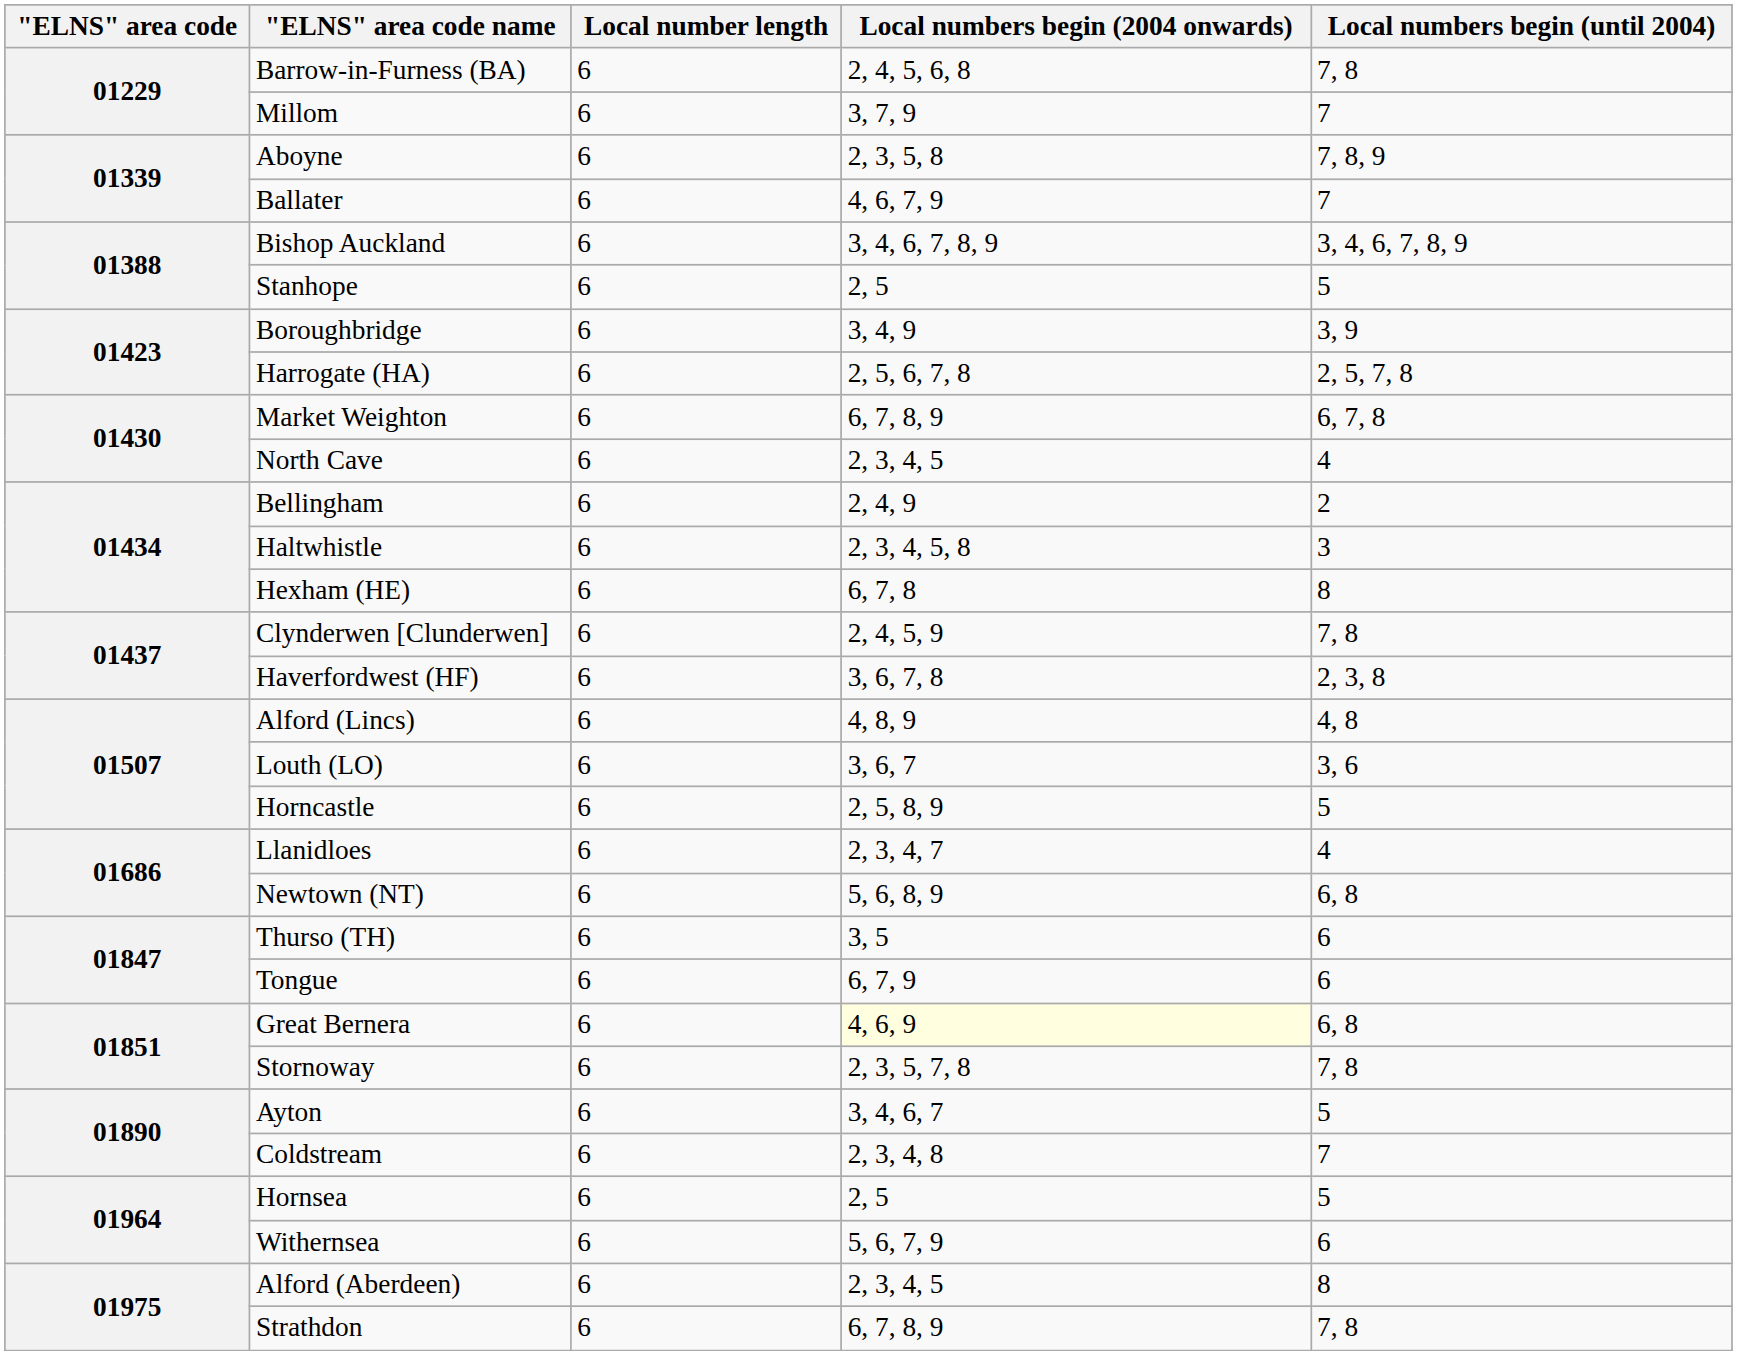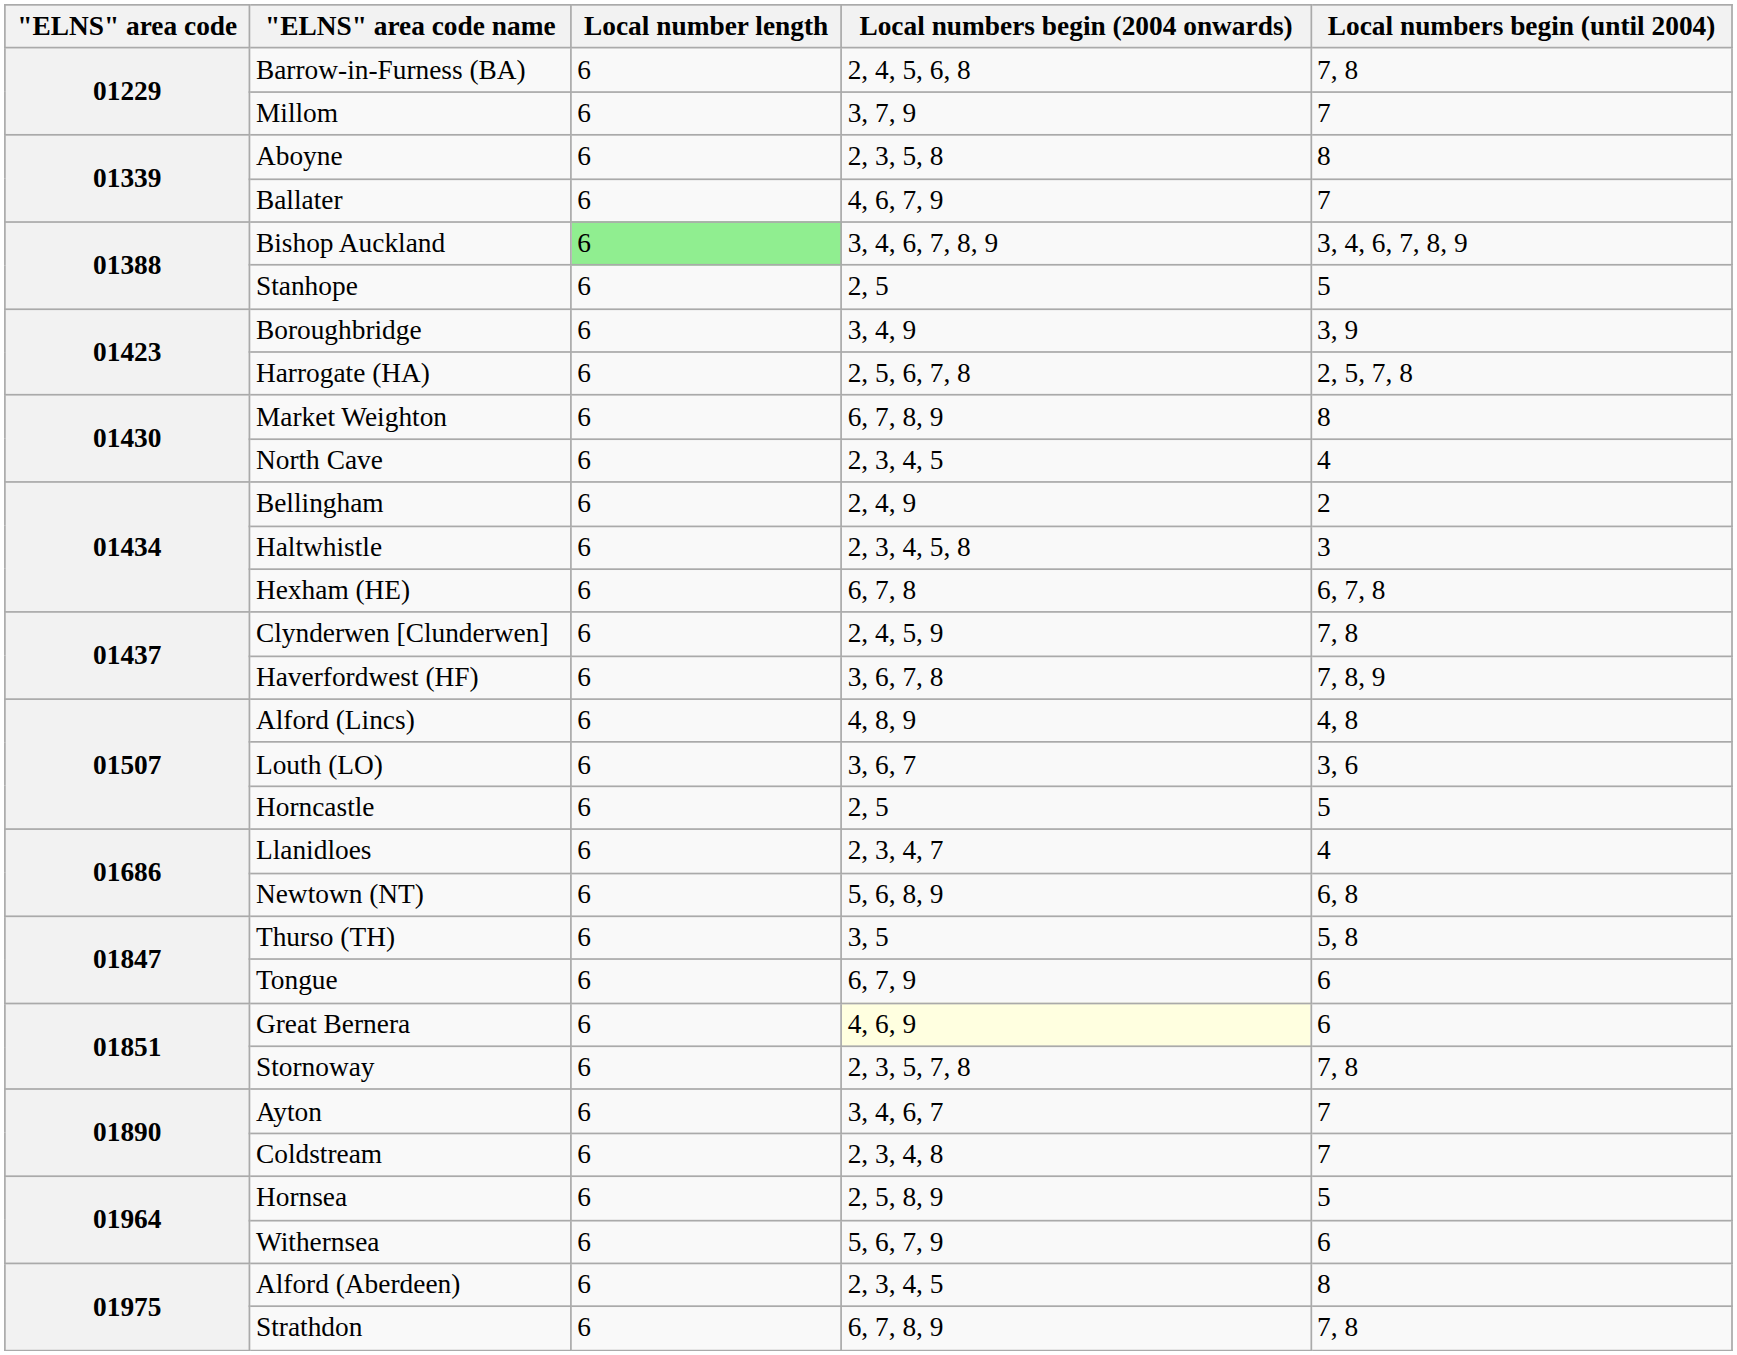(1351, 156) 7, 8, 9 -> (1324, 156) 8
(584, 243) no background -> (584, 243) lightgreen background
(1351, 416) 6, 7, 8 -> (1324, 416) 8
(1324, 590) 8 -> (1351, 590) 6, 7, 8
(1351, 677) 2, 3, 8 -> (1351, 677) 7, 8, 9
(896, 807) 2, 5, 8, 9 -> (868, 807) 2, 5
(1324, 937) 6 -> (1338, 937) 5, 8
(1338, 1024) 6, 8 -> (1324, 1024) 6
(1324, 1110) 5 -> (1324, 1110) 7
(868, 1197) 2, 5 -> (896, 1197) 2, 5, 8, 9
